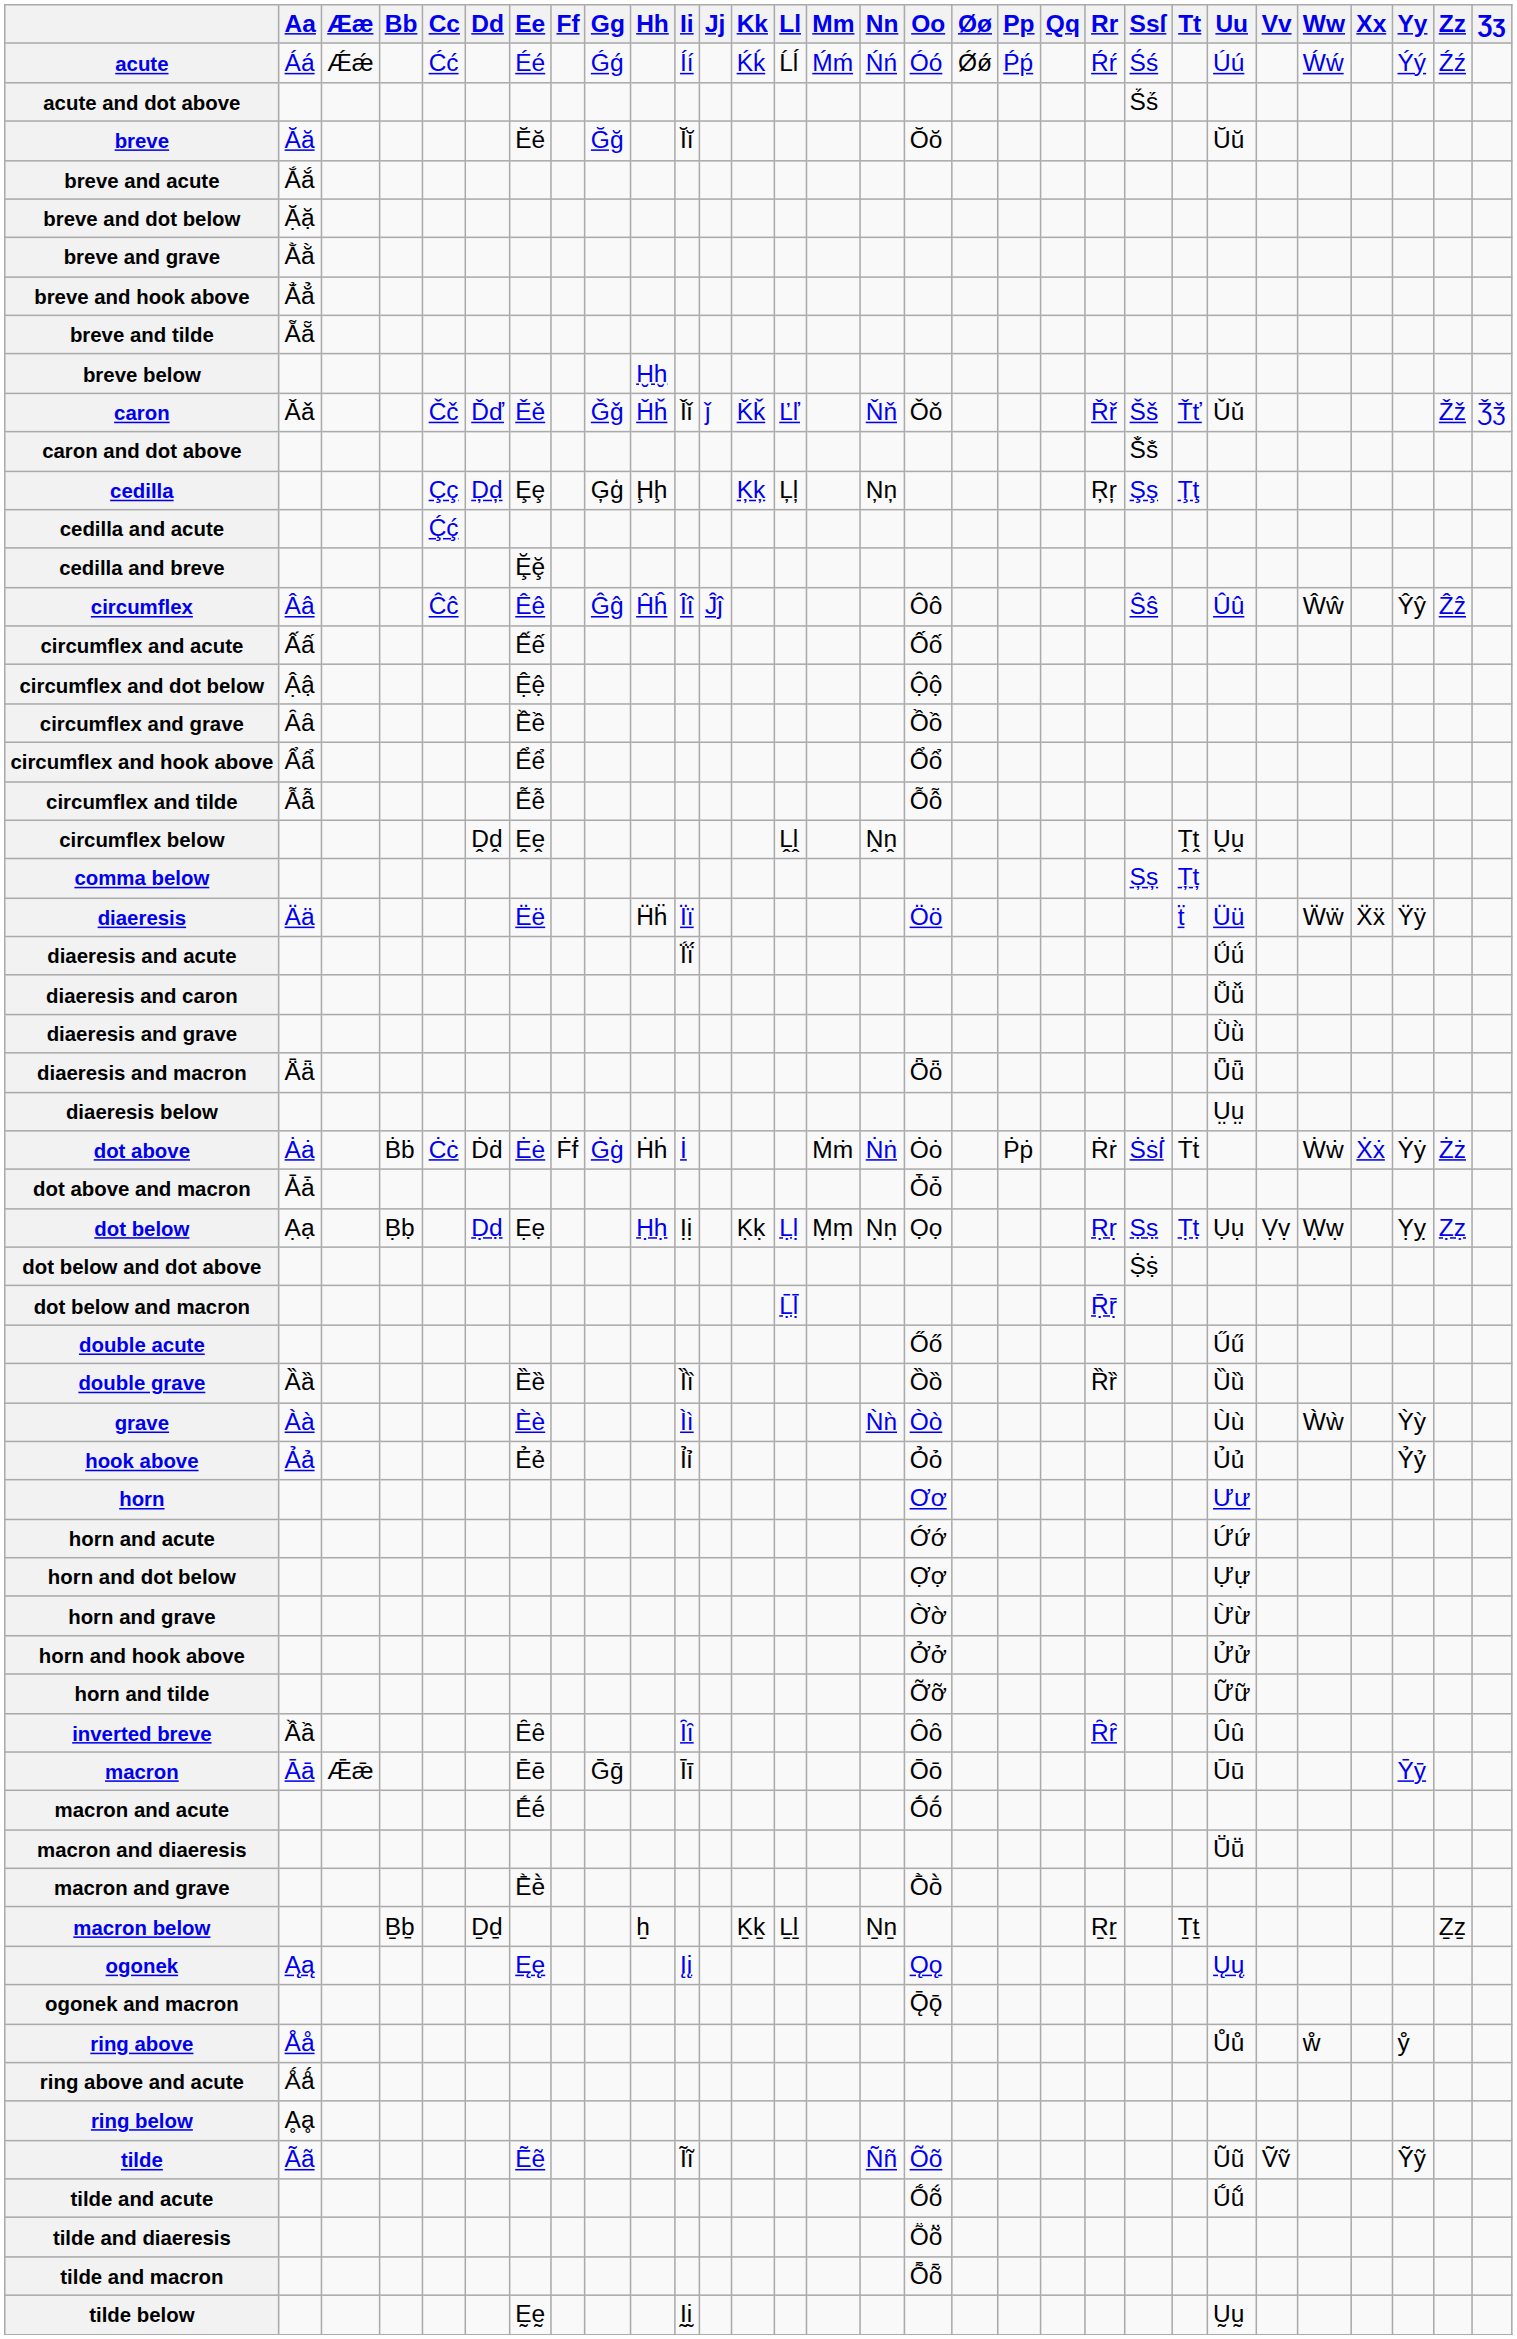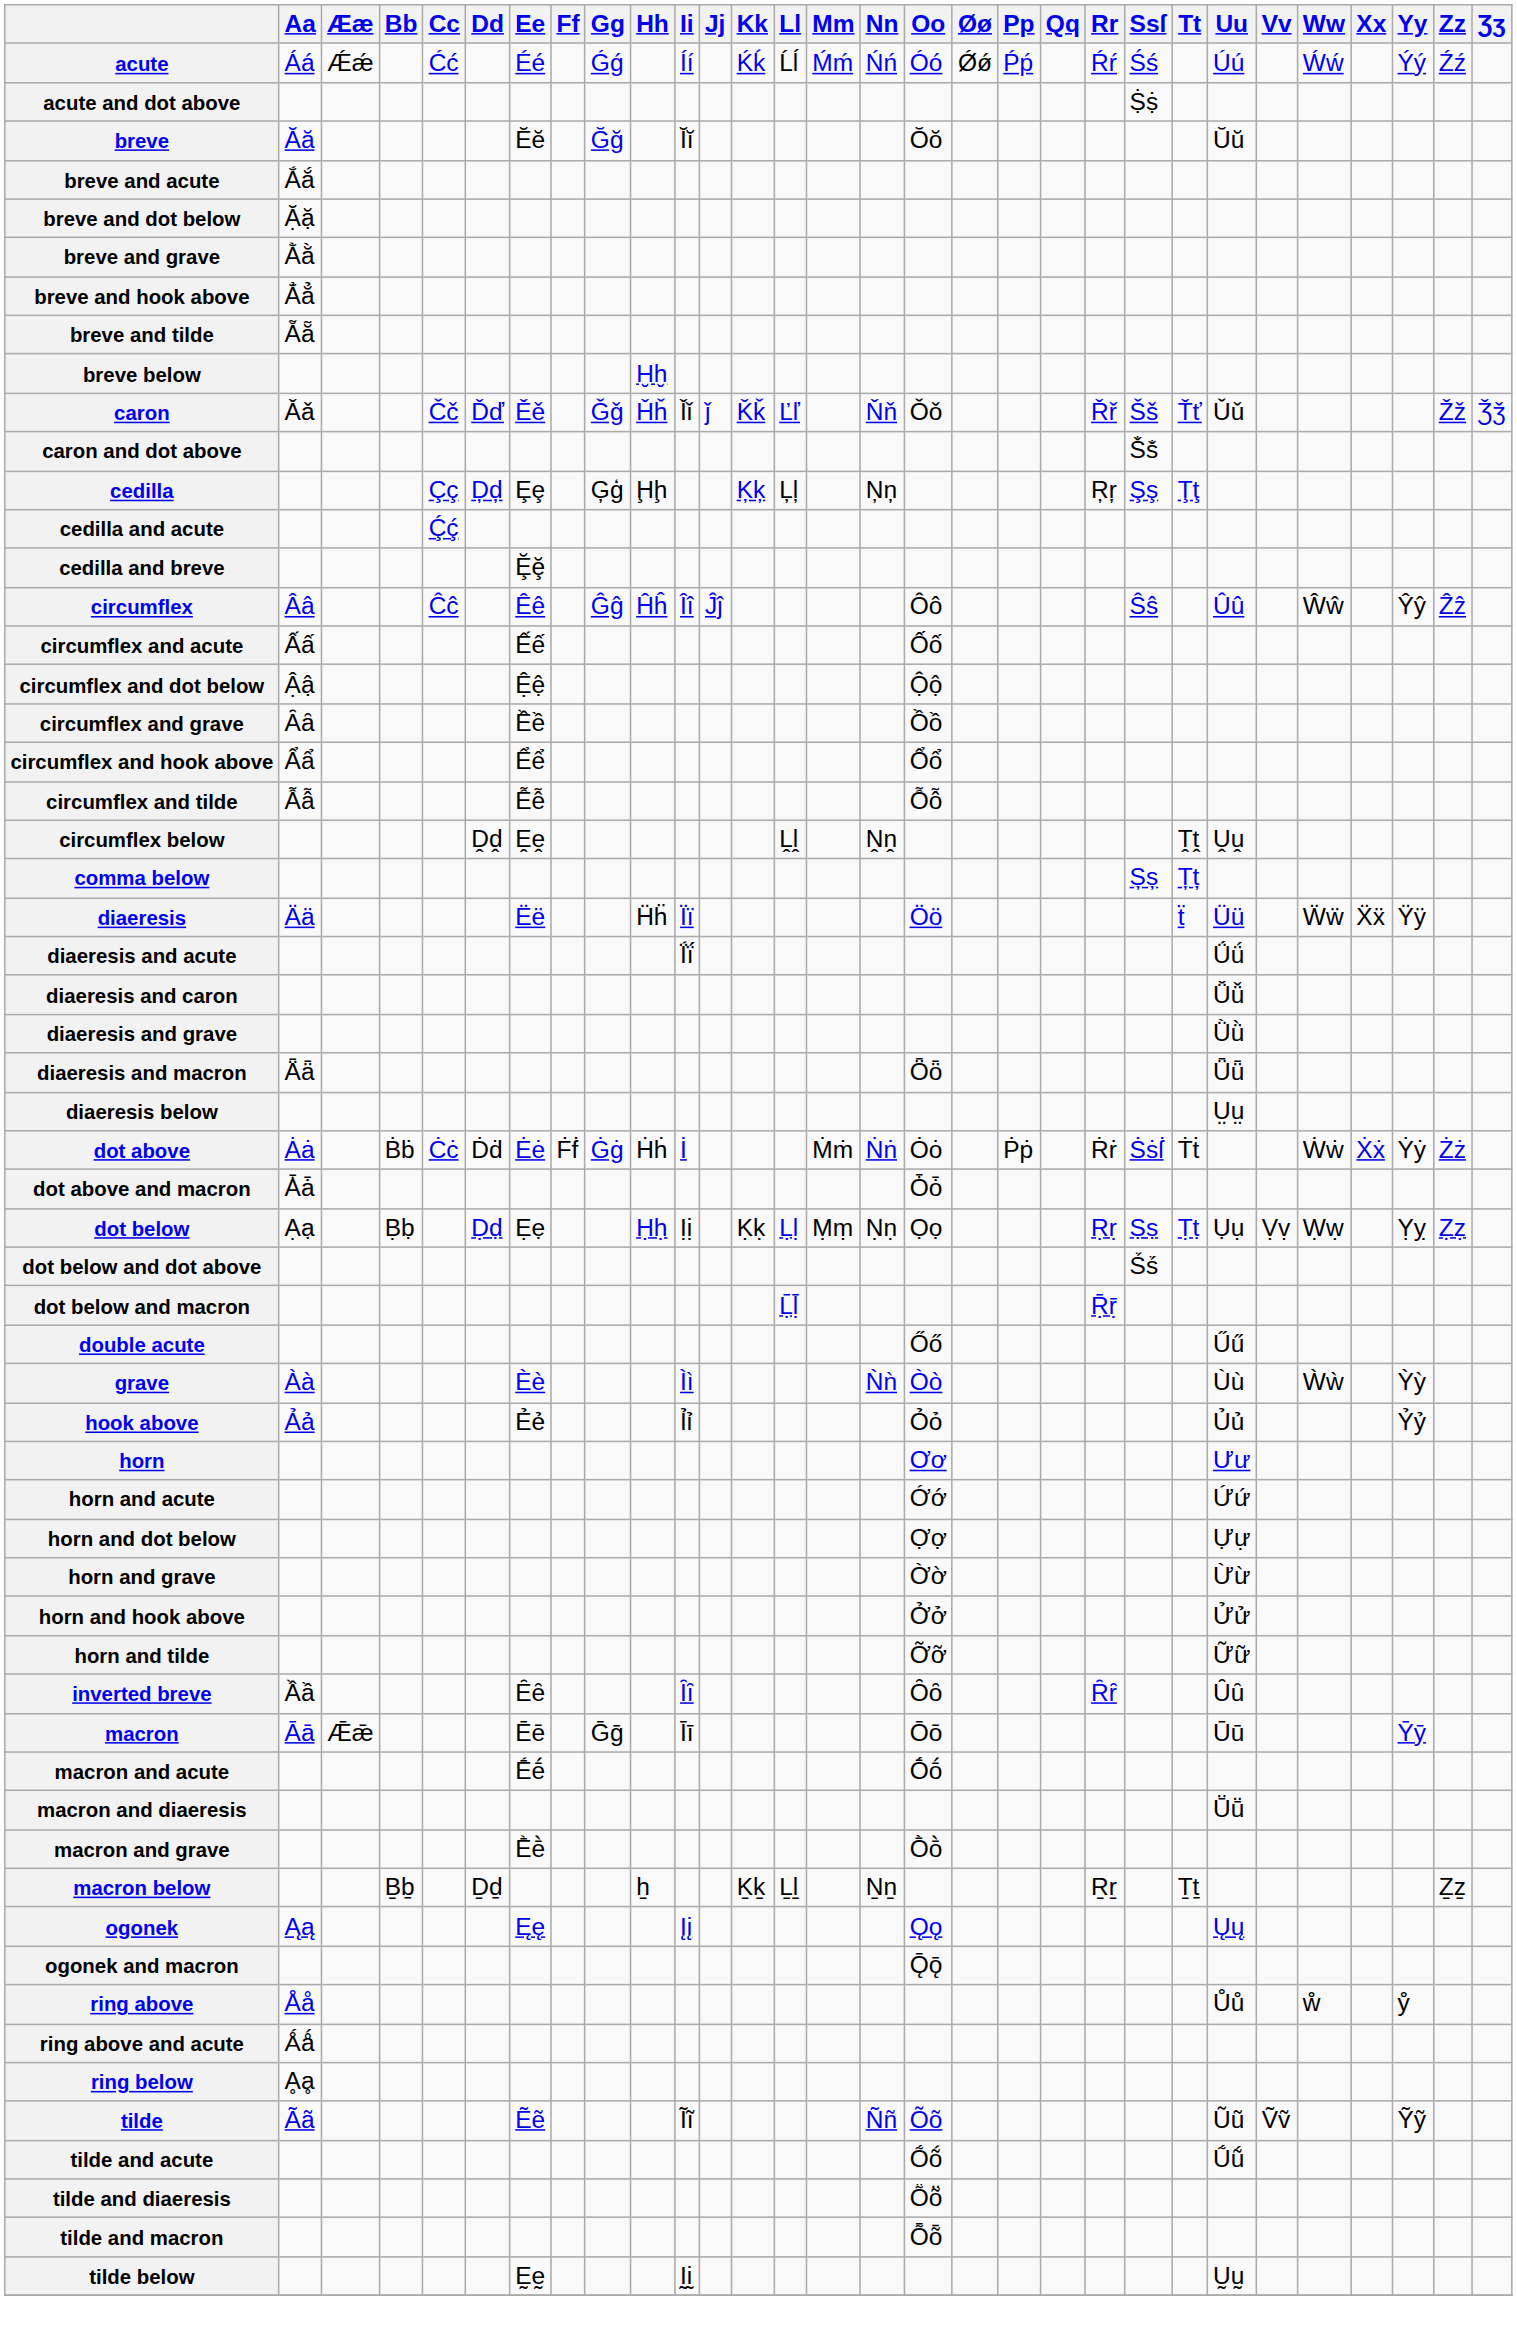(1144, 101) Ṥṥ -> (1144, 101) Ṩṩ
(1144, 1266) Ṩṩ -> (1144, 1266) Ṥṥ
- row: (142, 1384)
